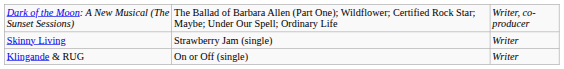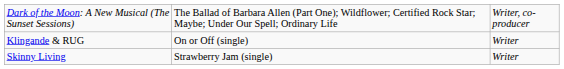rows swapped: (36, 40) <-> (45, 56)
